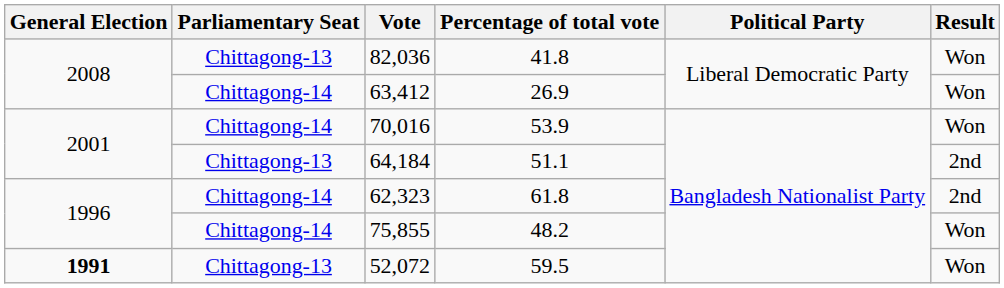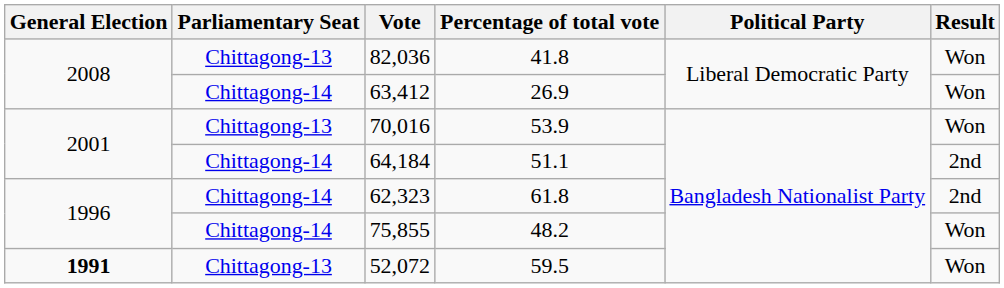(269, 126) Chittagong-14 -> (269, 126) Chittagong-13
(269, 160) Chittagong-13 -> (269, 160) Chittagong-14
